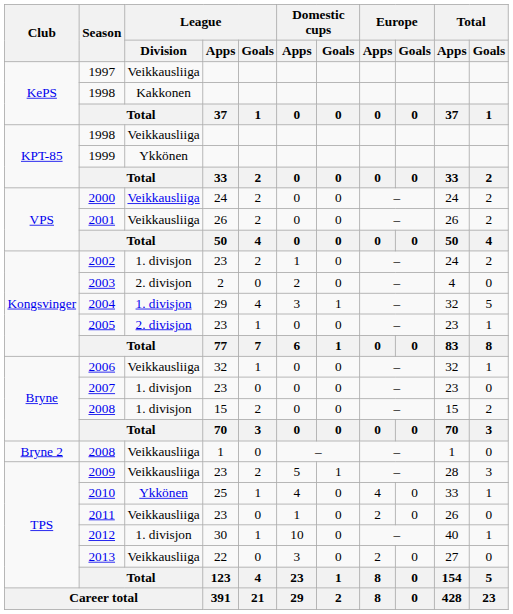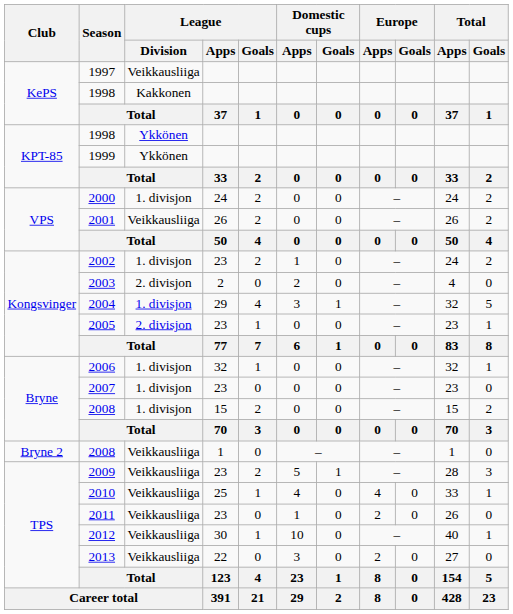(164, 135) Veikkausliiga -> (164, 135) Ykkönen
(164, 198) Veikkausliiga -> (164, 198) 1. divisjon
(164, 366) Veikkausliiga -> (164, 366) 1. divisjon
(164, 493) Ykkönen -> (164, 493) Veikkausliiga
(164, 535) 1. divisjon -> (164, 535) Veikkausliiga
